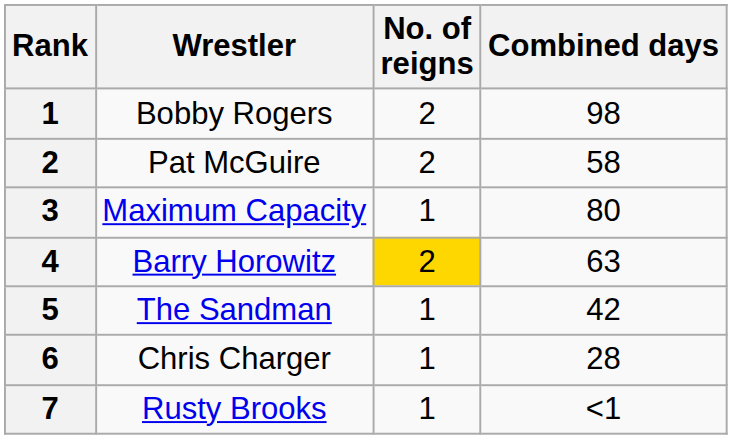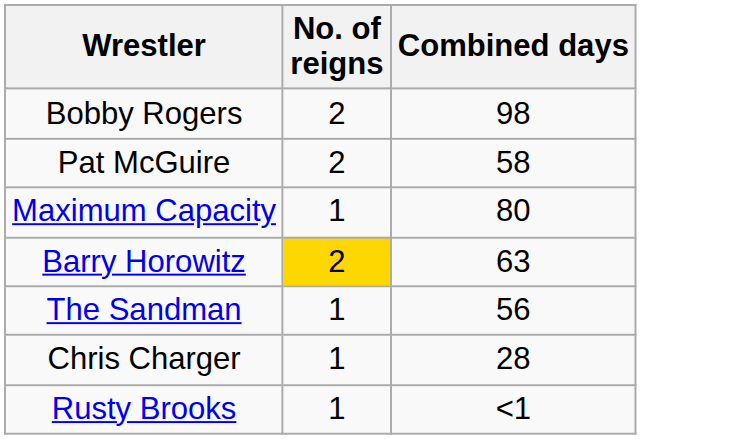- column: (50, 46)
(604, 310) 42 -> (513, 310) 56
